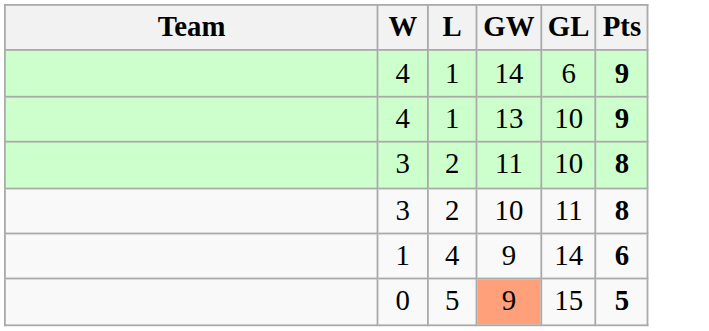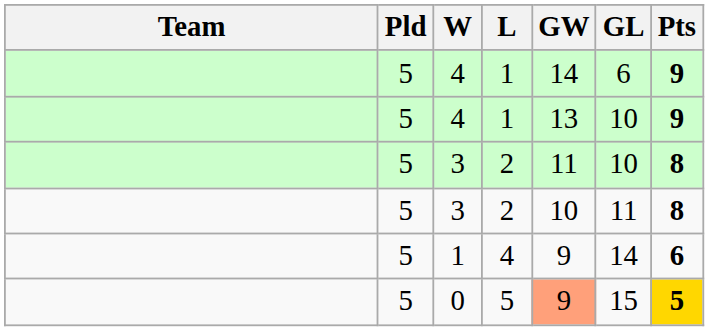+ column: (406, 27)
(622, 301) no background -> (677, 301) gold background
